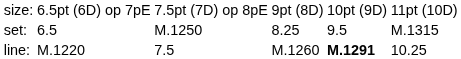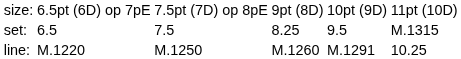(178, 30) M.1250 -> (164, 30) 7.5
(164, 50) 7.5 -> (178, 50) M.1250
(351, 50) bold -> (351, 50) normal
